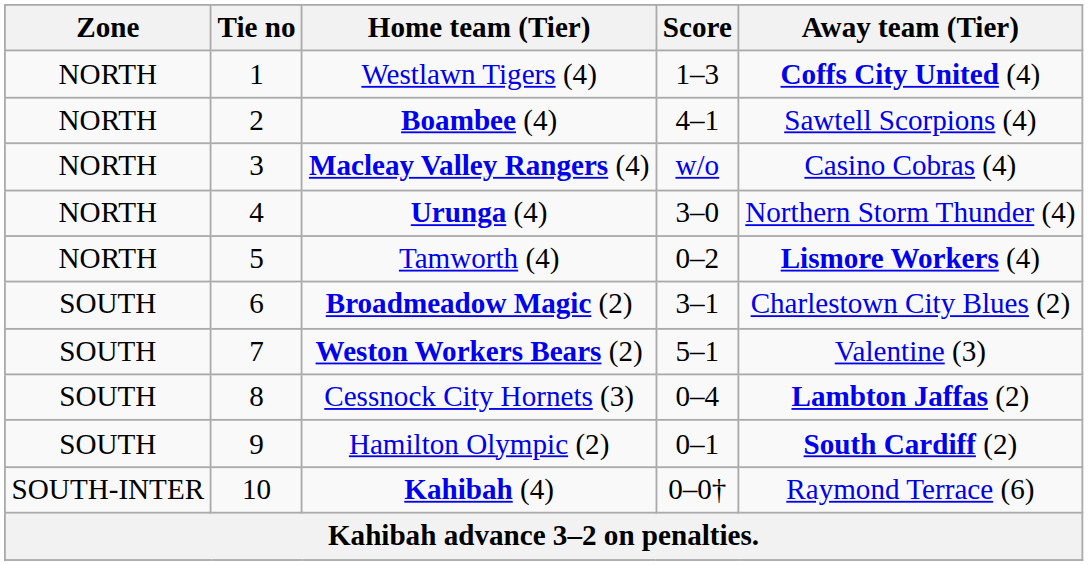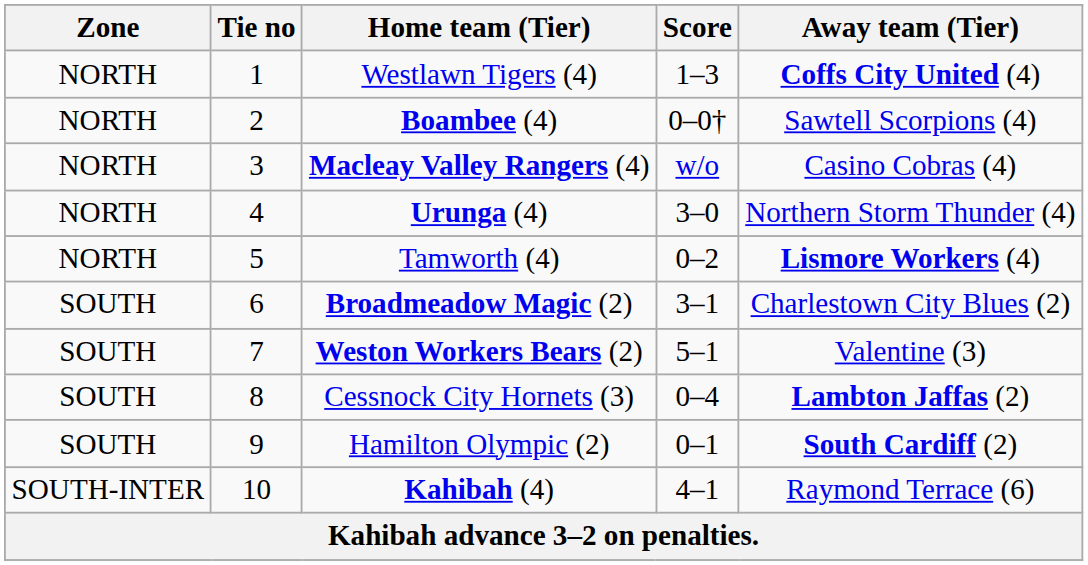(697, 119) 4–1 -> (697, 119) 0–0†
(697, 489) 0–0† -> (697, 489) 4–1
